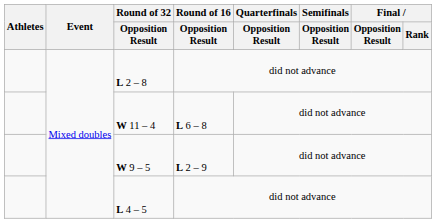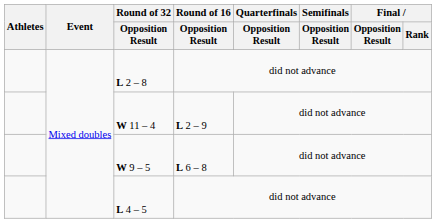(191, 125) L 6 – 8 -> (191, 125) L 2 – 9
(191, 168) L 2 – 9 -> (191, 168) L 6 – 8
